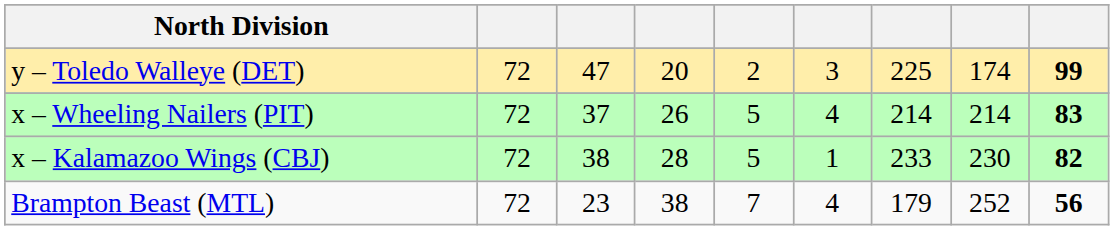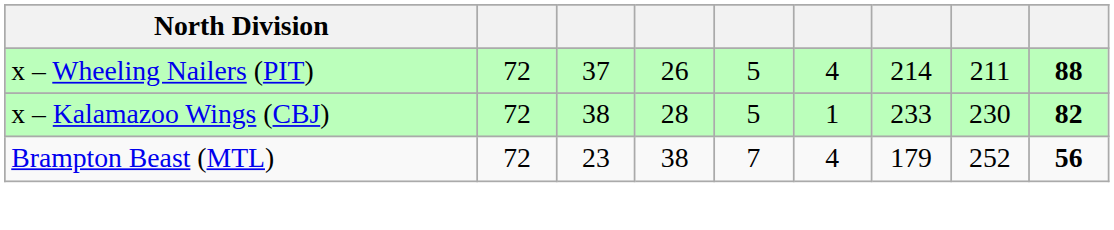- row: (158, 70)
(990, 114) 214 -> (990, 70) 211
(1069, 114) 83 -> (1069, 70) 88
